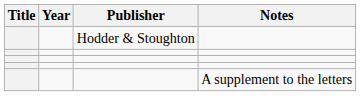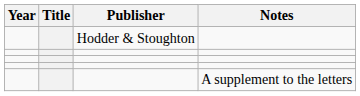columns swapped: (22, 15) <-> (56, 15)
